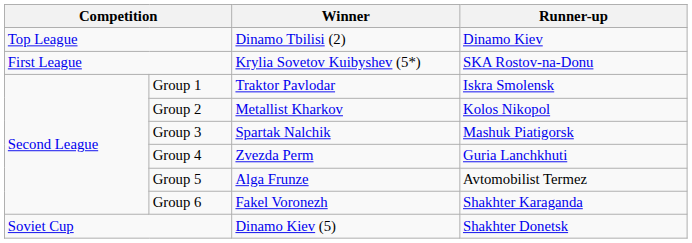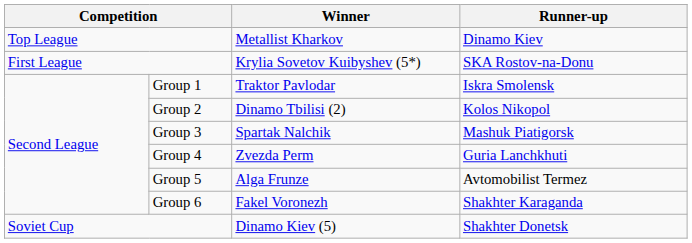(291, 39) Dinamo Tbilisi (2) -> (289, 39) Metallist Kharkov
(289, 109) Metallist Kharkov -> (291, 109) Dinamo Tbilisi (2)
